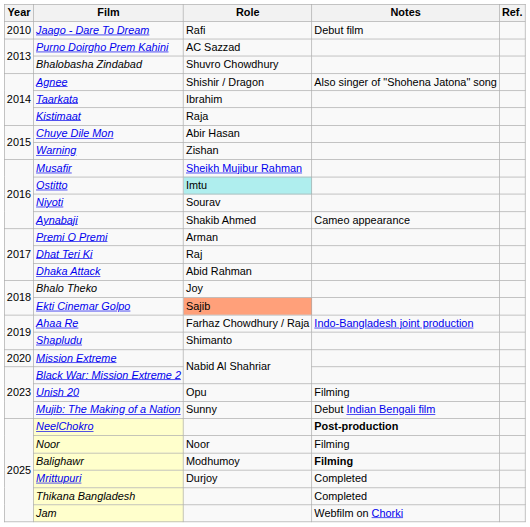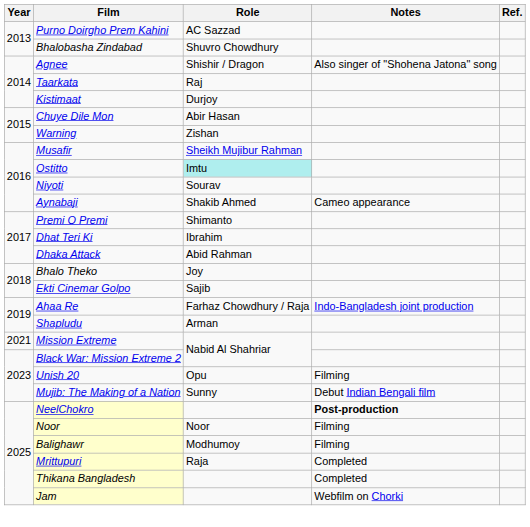- row: (93, 30)
(204, 99) Ibrahim -> (194, 82) Raj
(197, 116) Raja -> (202, 99) Durjoy
(202, 237) Arman -> (209, 220) Shimanto
(194, 254) Raj -> (204, 237) Ibrahim
(198, 306) lightsalmon background -> (198, 289) no background
(209, 340) Shimanto -> (202, 323) Arman
(19, 358) 2020 -> (19, 340) 2021
(334, 461) bold -> (332, 444) normal
(202, 479) Durjoy -> (197, 461) Raja
